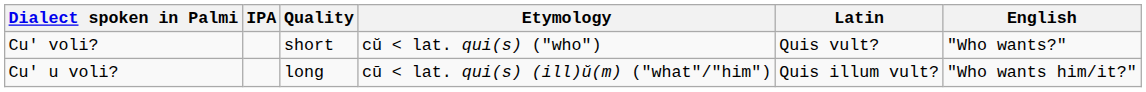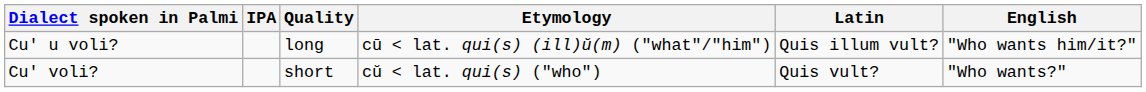rows swapped: (54, 45) <-> (64, 72)
